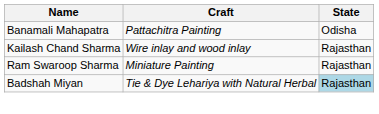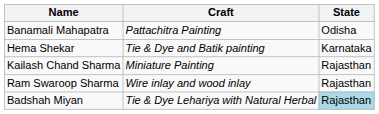+ row: (41, 48)
(188, 48) Wire inlay and wood inlay -> (170, 65) Miniature Painting
(170, 65) Miniature Painting -> (188, 83) Wire inlay and wood inlay
